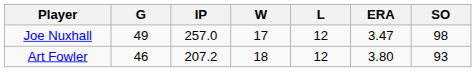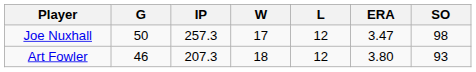(141, 35) 49 -> (141, 35) 50
(201, 35) 257.0 -> (201, 35) 257.3
(201, 56) 207.2 -> (201, 56) 207.3
